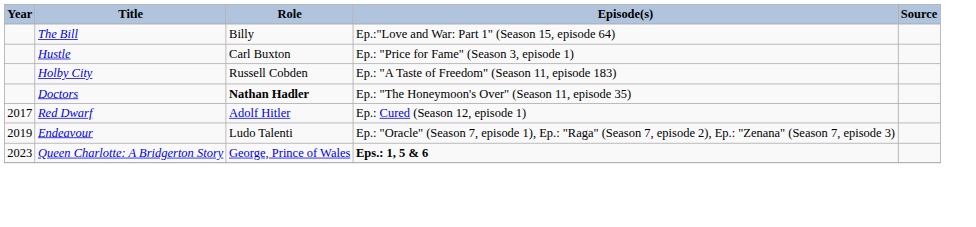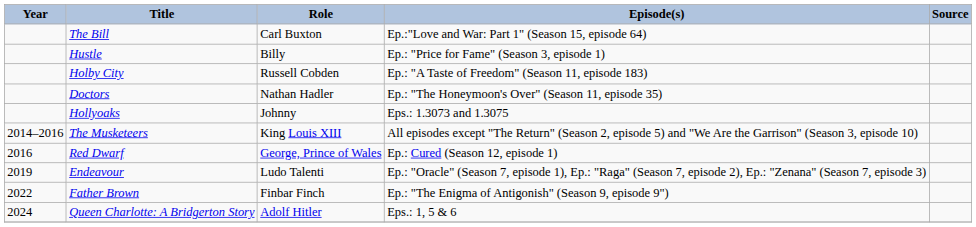(242, 34) Billy -> (291, 34) Carl Buxton
(260, 53) Carl Buxton -> (273, 53) Billy
(269, 93) bold -> (297, 93) normal
+ row: (94, 113)
+ row: (109, 133)
(20, 113) 2017 -> (20, 152) 2016
(260, 113) Adolf Hitler -> (321, 152) George, Prince of Wales
+ row: (104, 192)
(20, 152) 2023 -> (20, 212) 2024
(290, 152) George, Prince of Wales -> (291, 212) Adolf Hitler
(392, 152) bold -> (422, 212) normal
